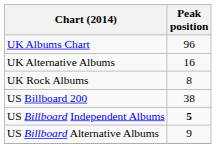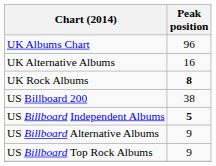(189, 80) normal -> (189, 80) bold
+ row: (80, 152)
